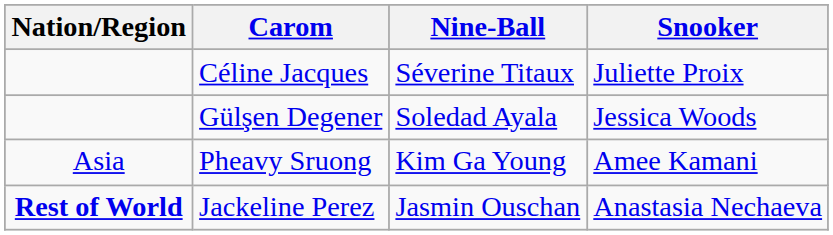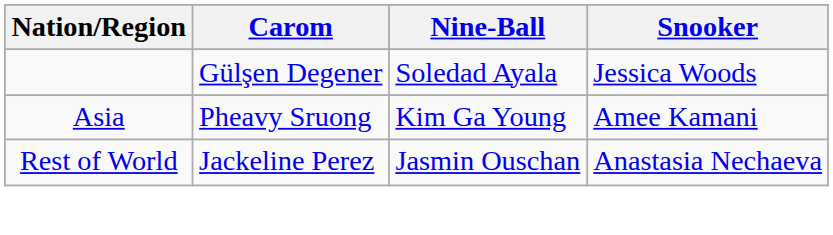- row: (284, 71)
(99, 206) bold -> (99, 161) normal
